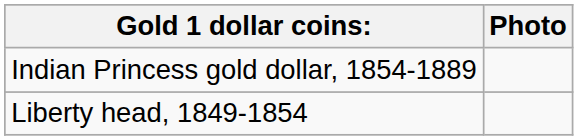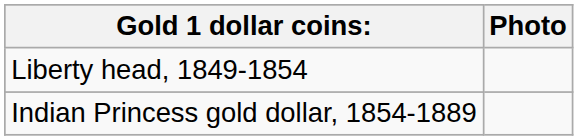rows swapped: (159, 112) <-> (244, 69)
